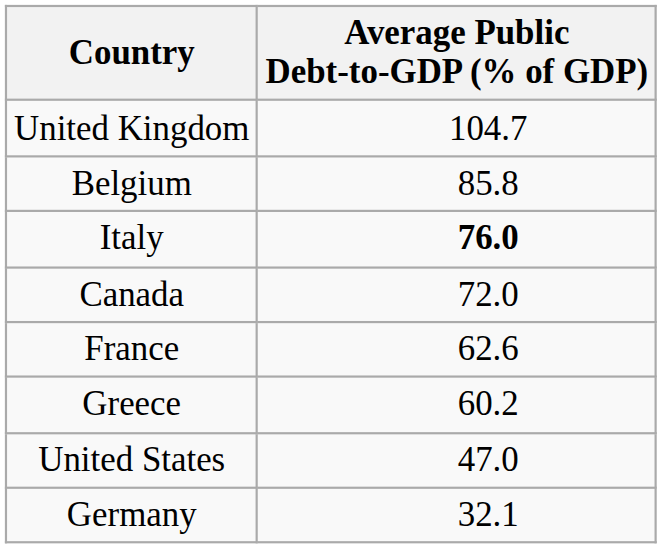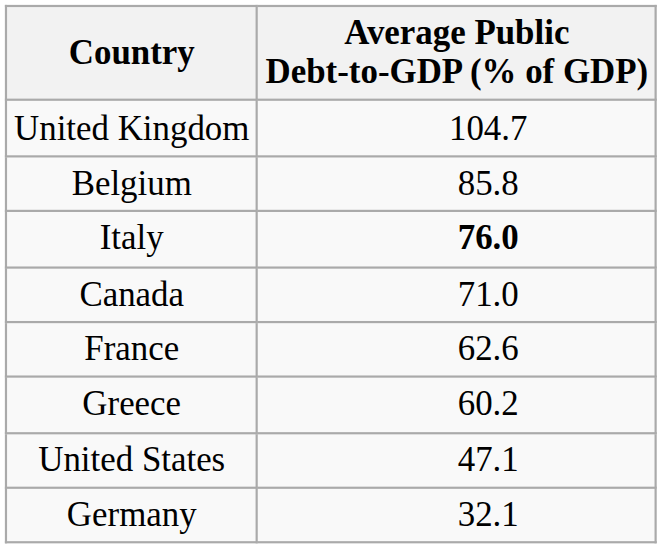(488, 293) 72.0 -> (488, 293) 71.0
(488, 459) 47.0 -> (488, 459) 47.1
